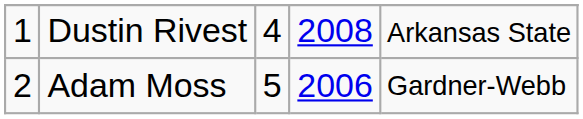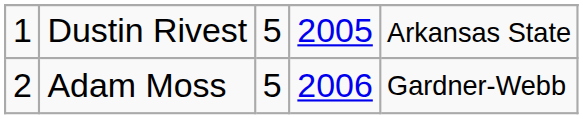(272, 31) 4 -> (272, 31) 5
(335, 31) 2008 -> (335, 31) 2005
